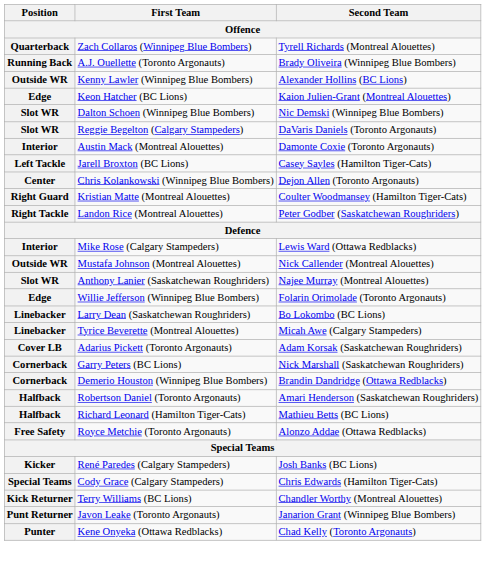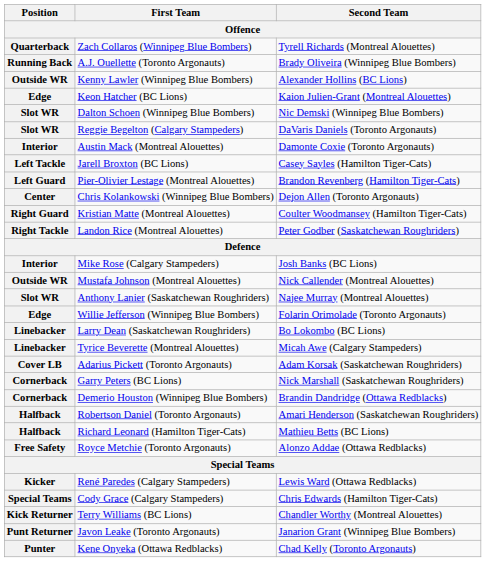+ row: (166, 180)
(347, 247) Lewis Ward (Ottawa Redblacks) -> (328, 264) Josh Banks (BC Lions)
(328, 465) Josh Banks (BC Lions) -> (347, 481) Lewis Ward (Ottawa Redblacks)
